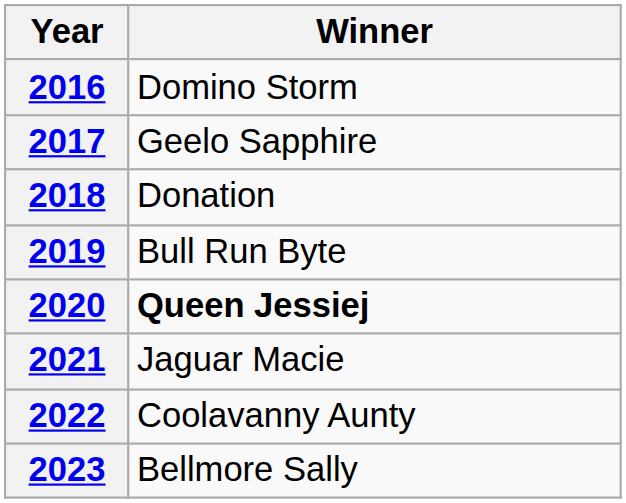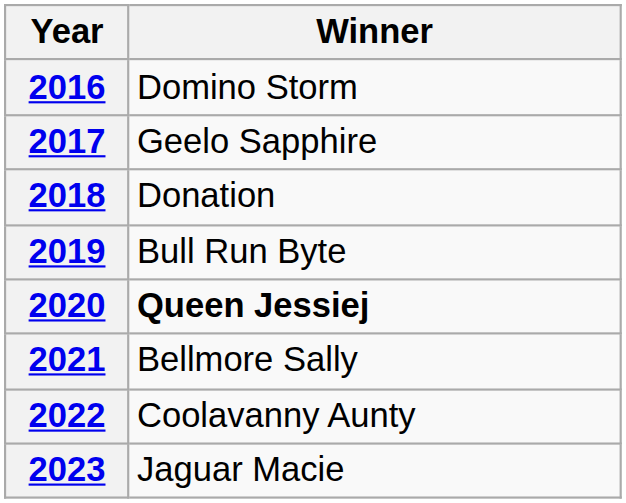(241, 360) Jaguar Macie -> (247, 360) Bellmore Sally
(247, 470) Bellmore Sally -> (241, 470) Jaguar Macie
